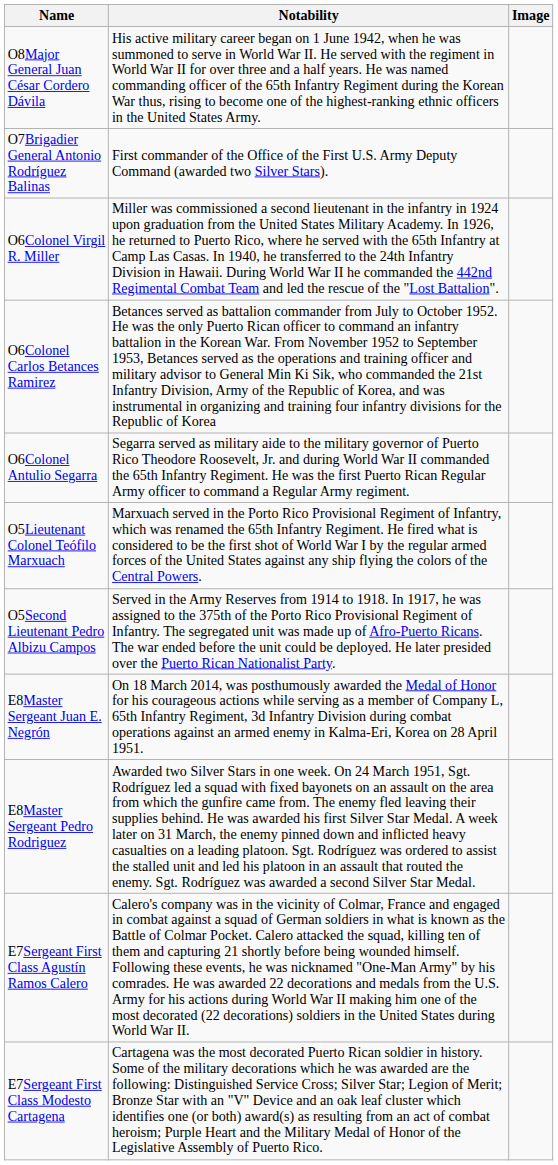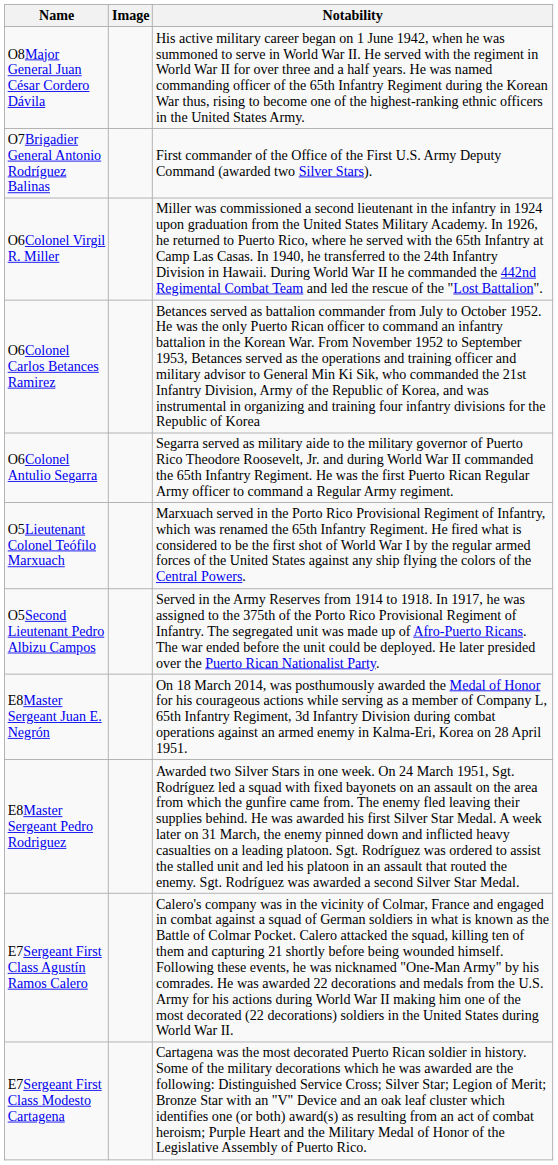columns swapped: (531, 15) <-> (309, 15)
